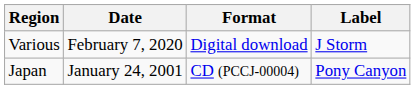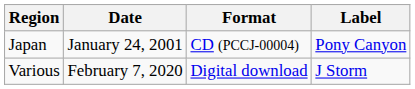rows swapped: (28, 71) <-> (34, 44)
